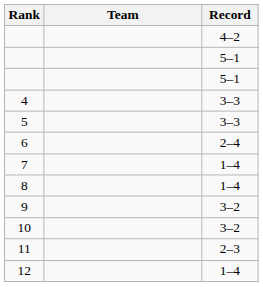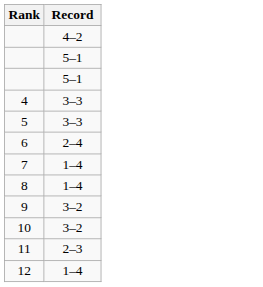- column: (123, 15)
